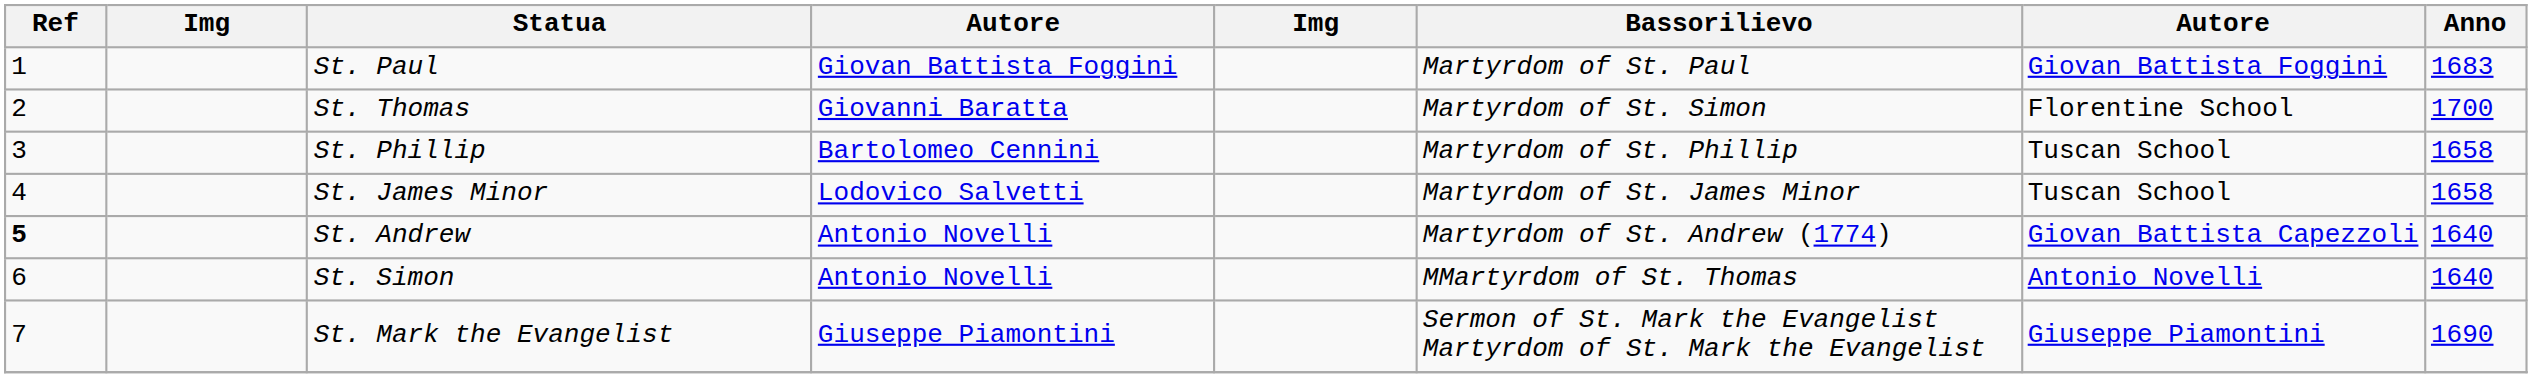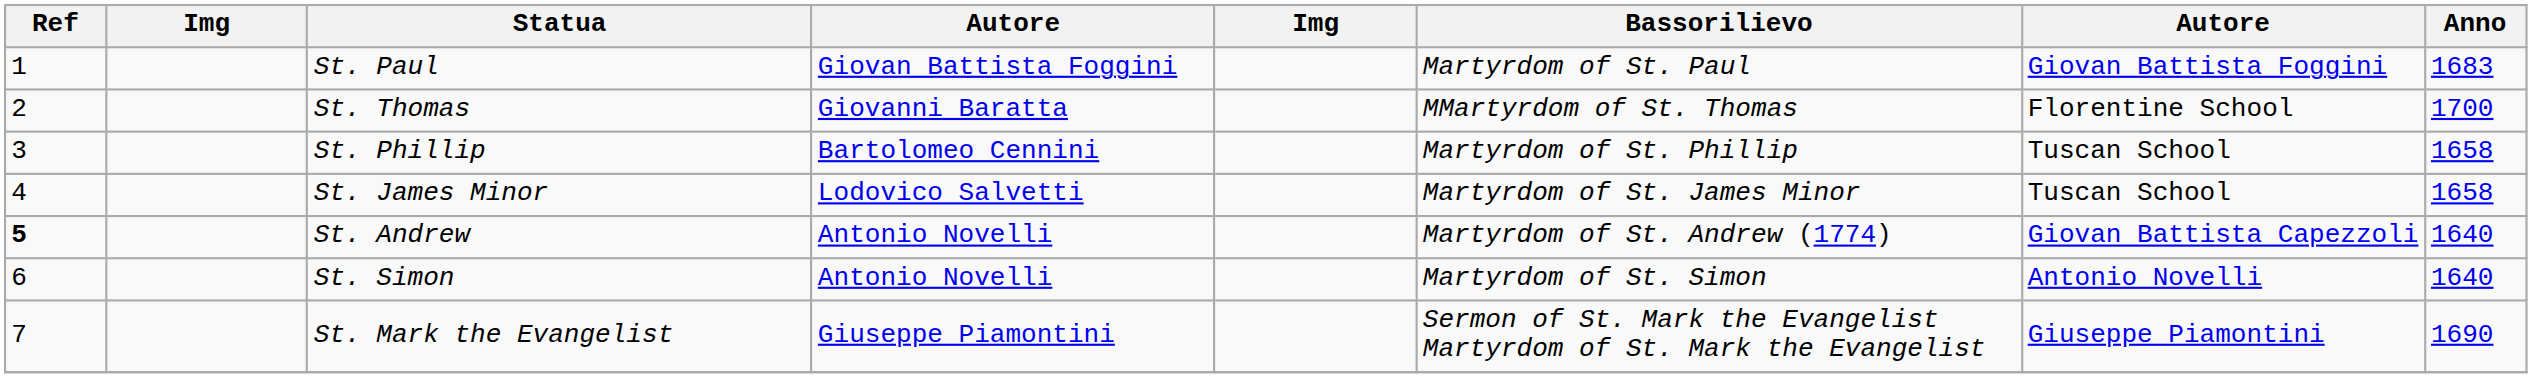(1595, 111) Martyrdom of St. Simon -> (1610, 111) MMartyrdom of St. Thomas
(1610, 279) MMartyrdom of St. Thomas -> (1595, 279) Martyrdom of St. Simon
